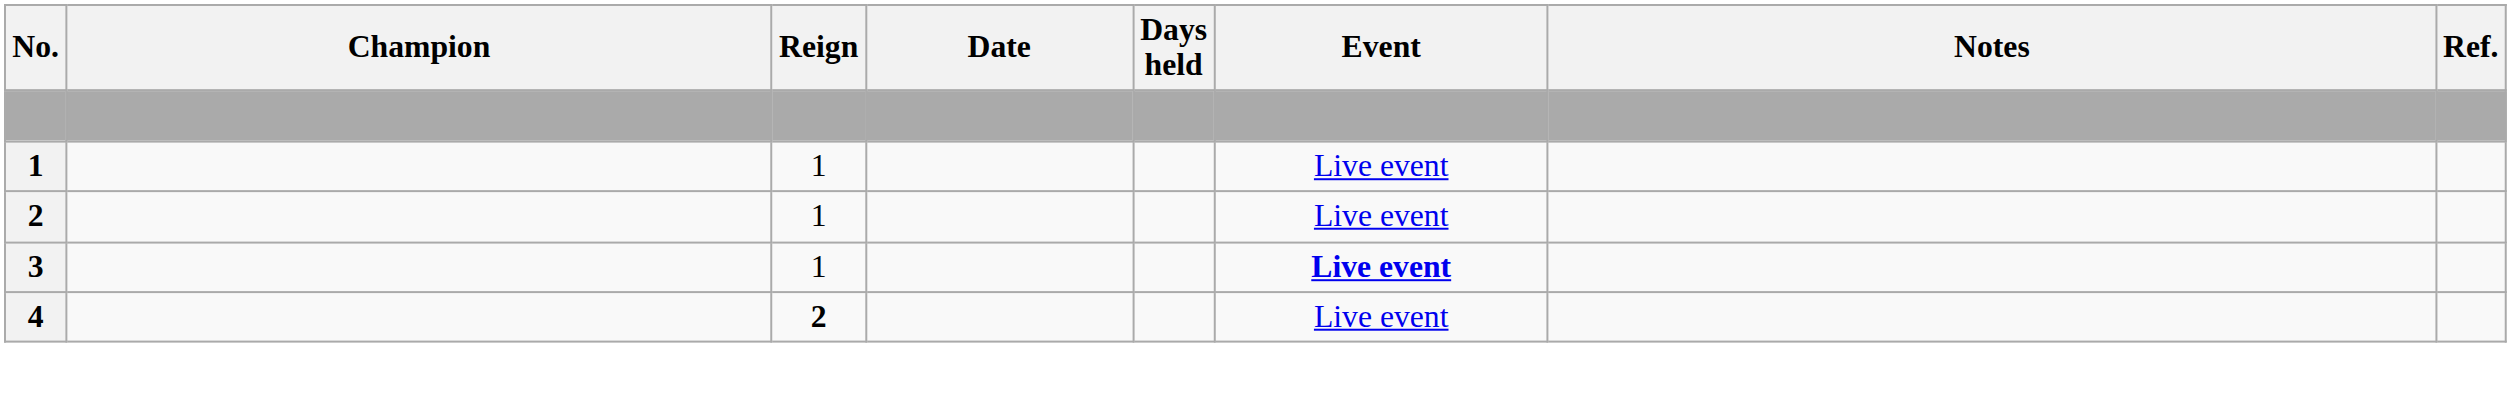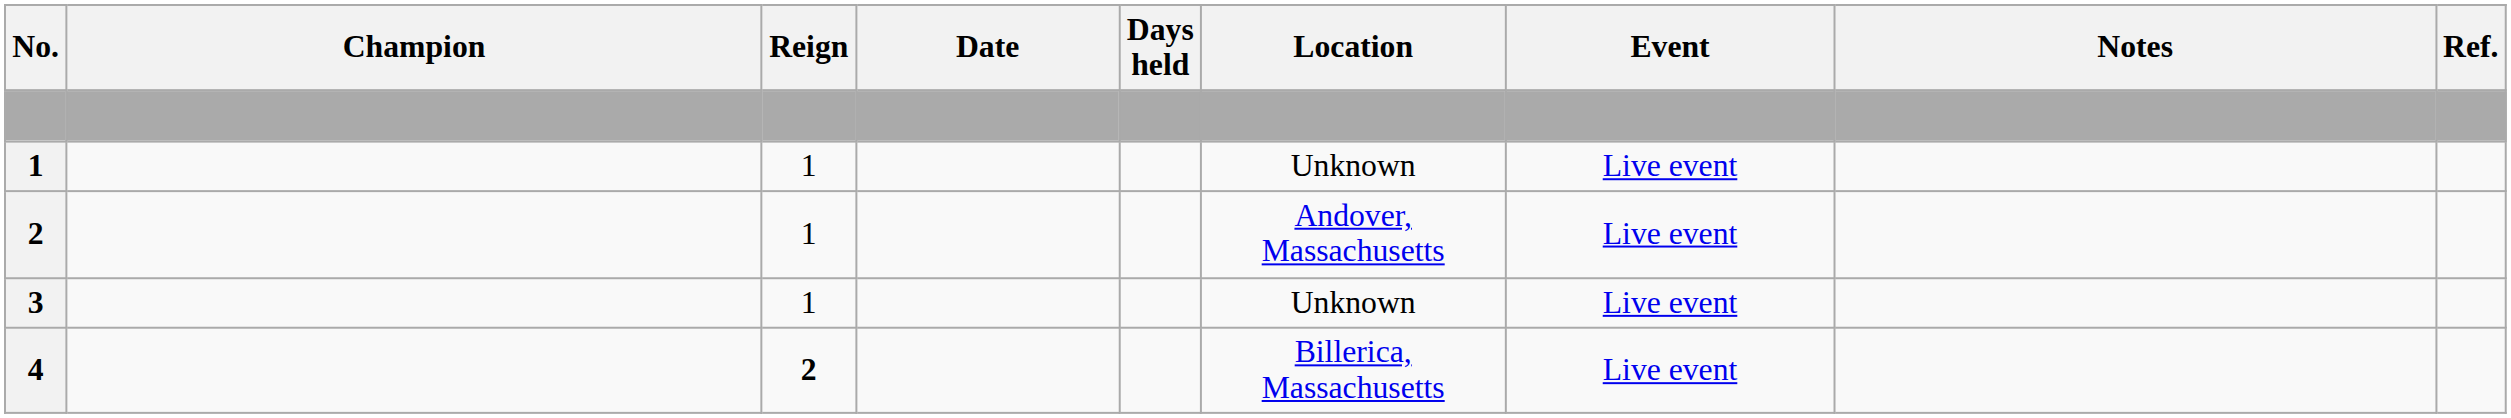+ column: (1353, 47)
(1381, 266) bold -> (1670, 301) normal
